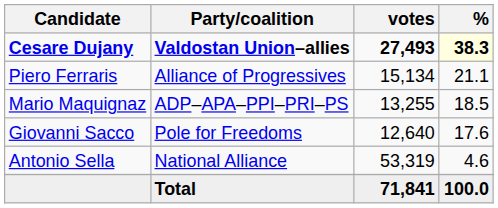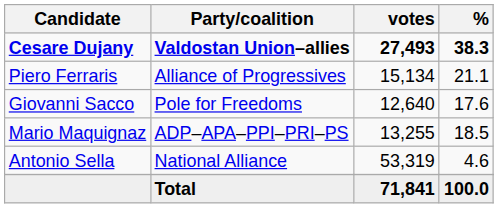(472, 47) lightyellow background -> (472, 47) no background
rows swapped: (77, 104) <-> (72, 133)
